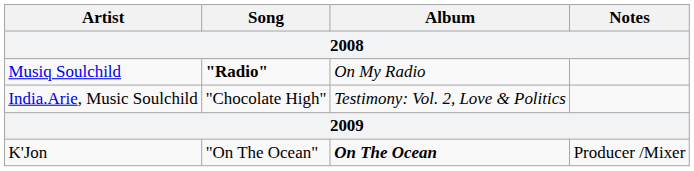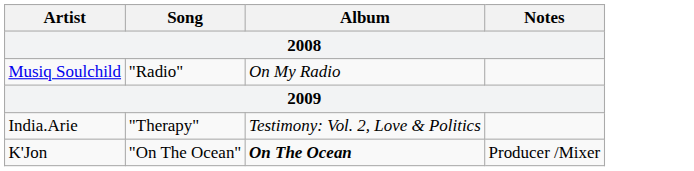(237, 71) bold -> (156, 71) normal
- row: (103, 98)
+ row: (43, 125)
